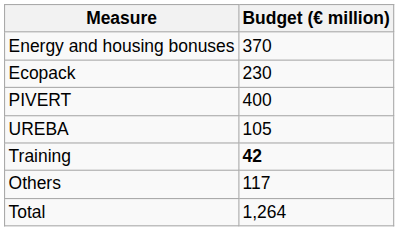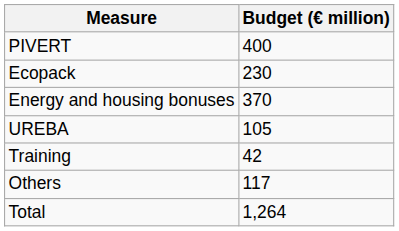rows swapped: (122, 45) <-> (40, 101)
(252, 156) bold -> (252, 156) normal
